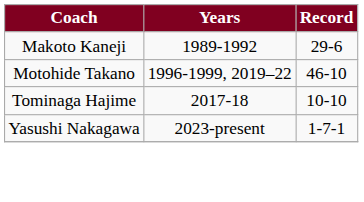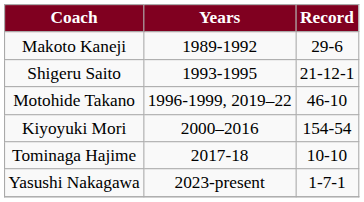+ row: (74, 73)
+ row: (74, 127)
